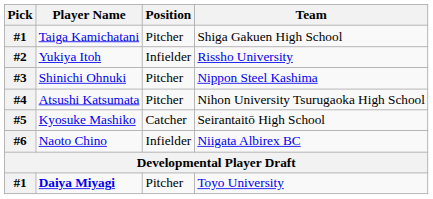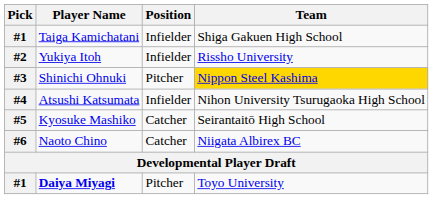(164, 36) Pitcher -> (168, 36) Infielder
(258, 78) no background -> (258, 78) gold background
(164, 99) Pitcher -> (168, 99) Infielder
(168, 141) Infielder -> (166, 141) Catcher
